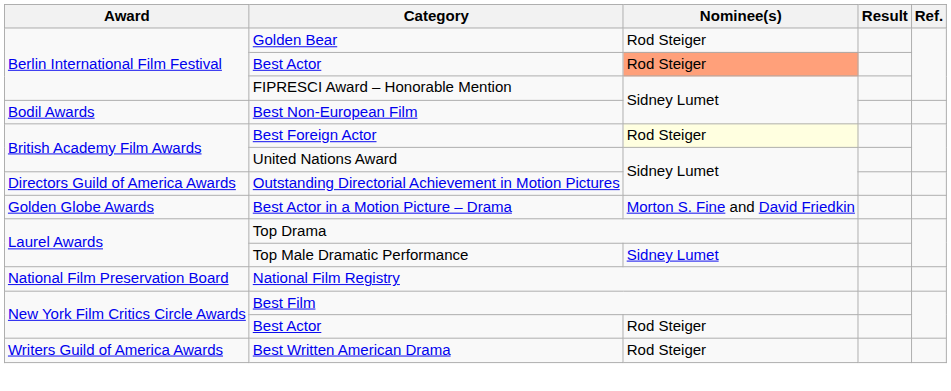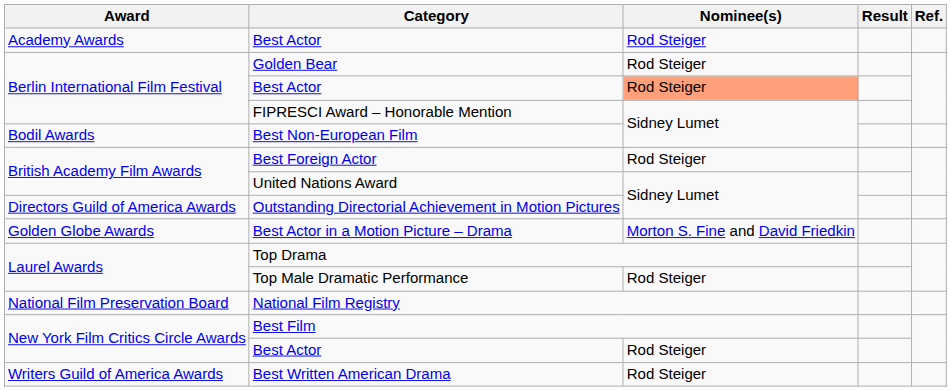+ row: (66, 40)
(666, 135) lightyellow background -> (666, 159) no background
(673, 254) Sidney Lumet -> (666, 278) Rod Steiger
